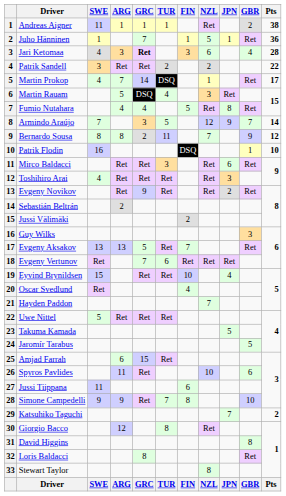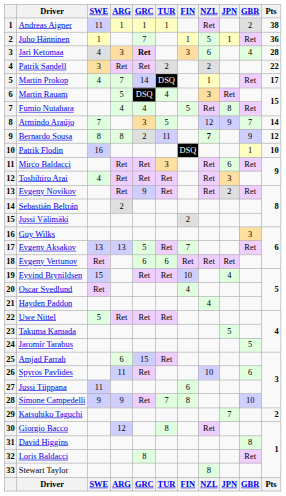(209, 136) normal -> (209, 136) bold
(144, 261) 7 -> (144, 261) 6
(209, 303) 7 -> (209, 303) 4
